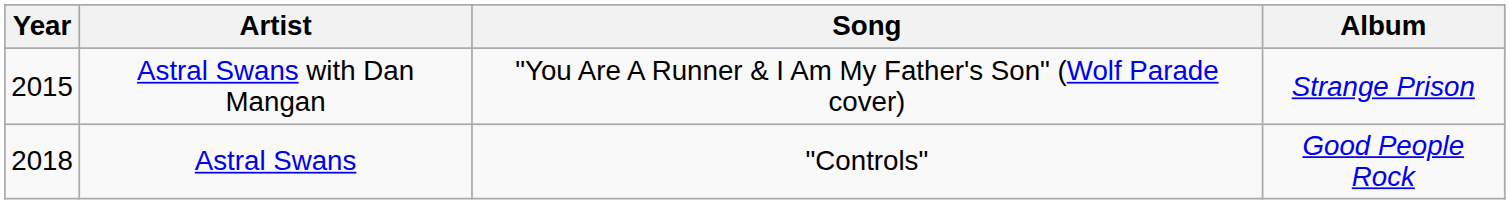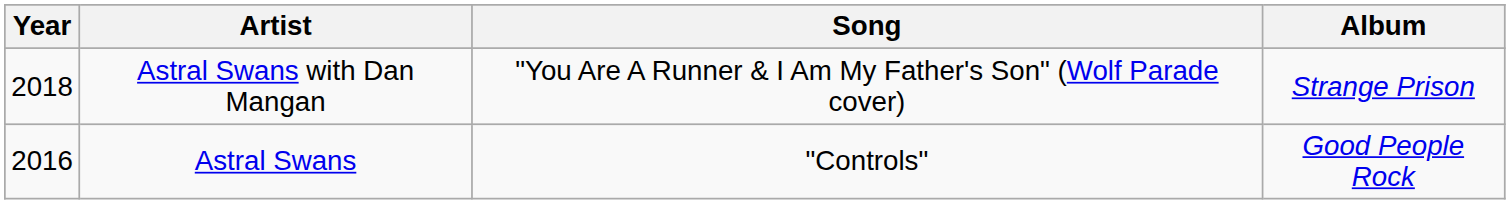(42, 85) 2015 -> (42, 85) 2018
(42, 160) 2018 -> (42, 160) 2016
